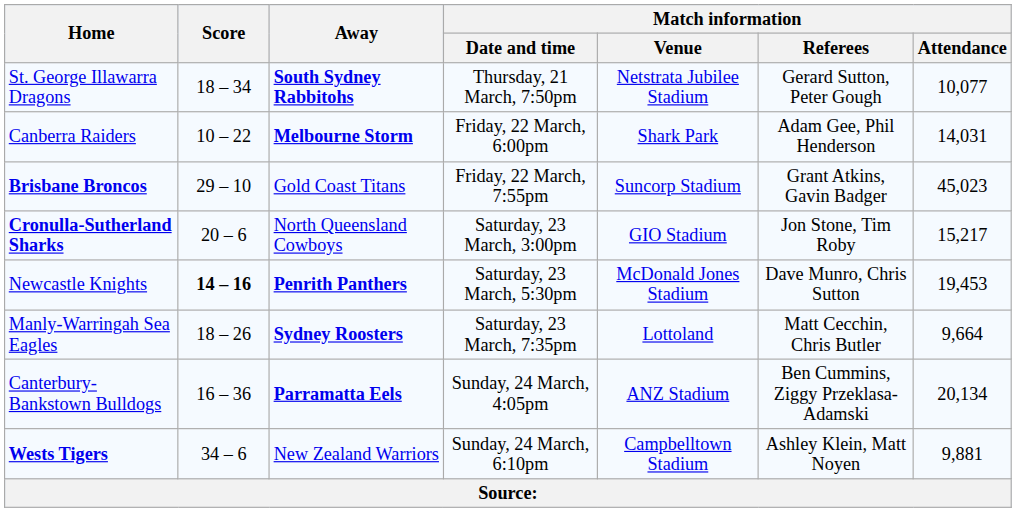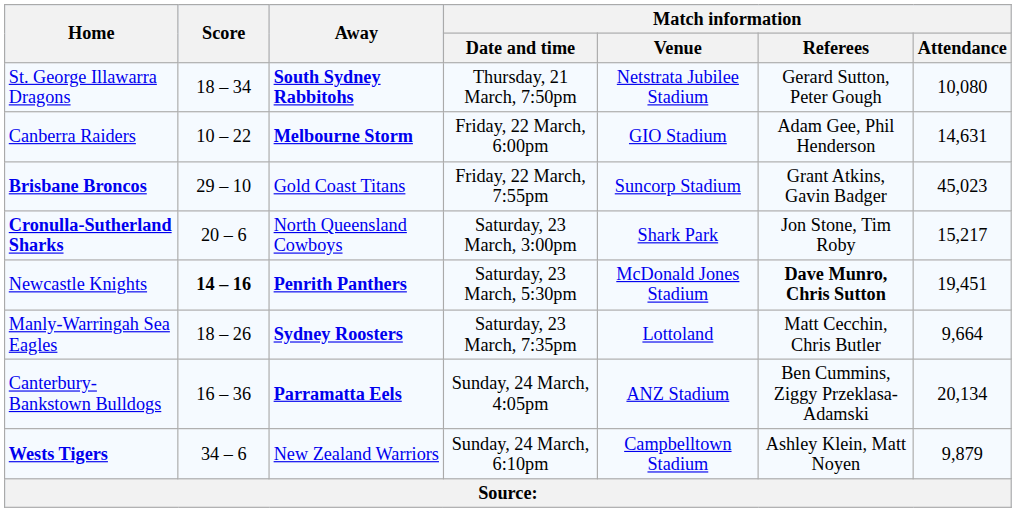(962, 87) 10,077 -> (962, 87) 10,080
(678, 136) Shark Park -> (678, 136) GIO Stadium
(962, 136) 14,031 -> (962, 136) 14,631
(678, 235) GIO Stadium -> (678, 235) Shark Park
(836, 284) normal -> (836, 284) bold
(962, 284) 19,453 -> (962, 284) 19,451
(962, 453) 9,881 -> (962, 453) 9,879
